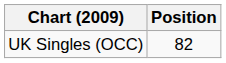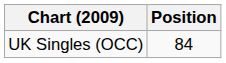(184, 44) 82 -> (184, 44) 84
